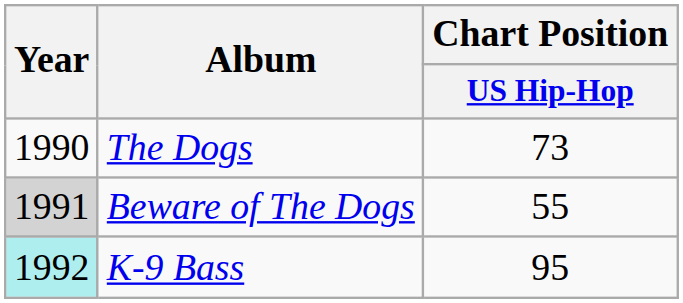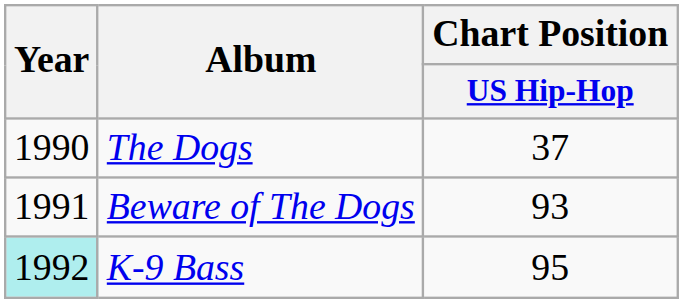(550, 146) 73 -> (550, 146) 37
(52, 206) lightgrey background -> (52, 206) no background
(550, 206) 55 -> (550, 206) 93
